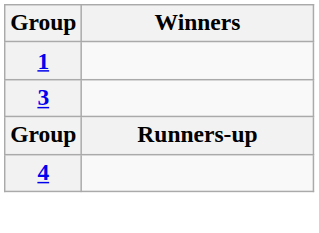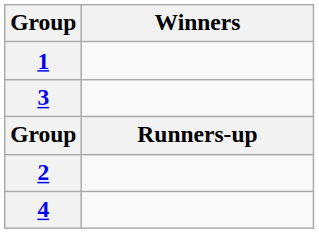+ row: (43, 172)
